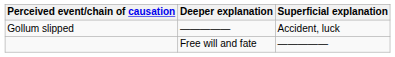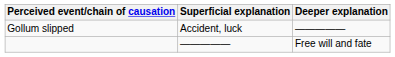columns swapped: (333, 12) <-> (226, 12)
